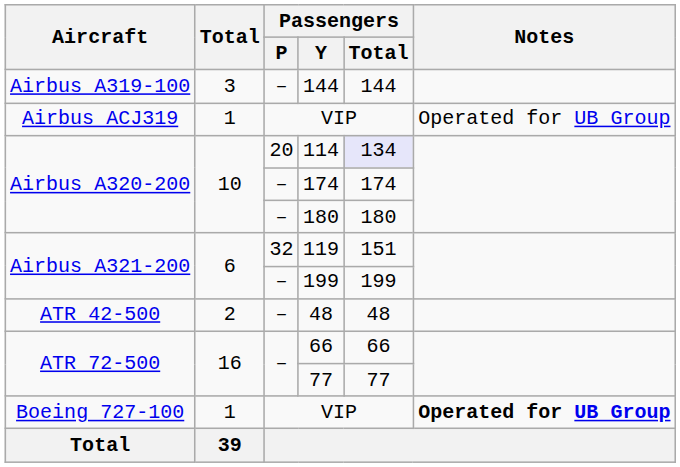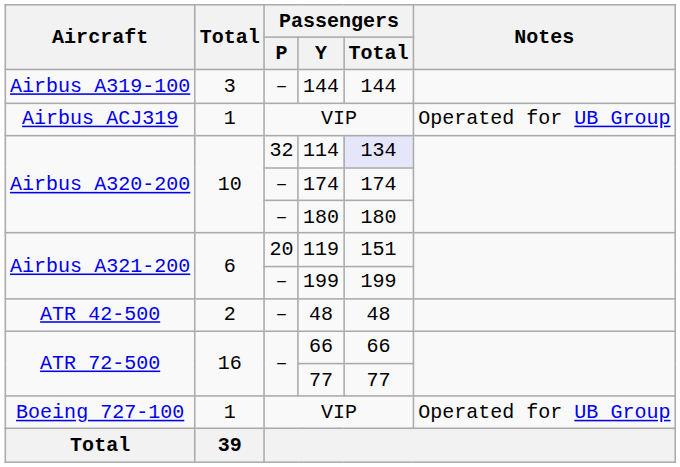(281, 152) 20 -> (281, 152) 32
(281, 249) 32 -> (281, 249) 20
(544, 413) bold -> (544, 413) normal
